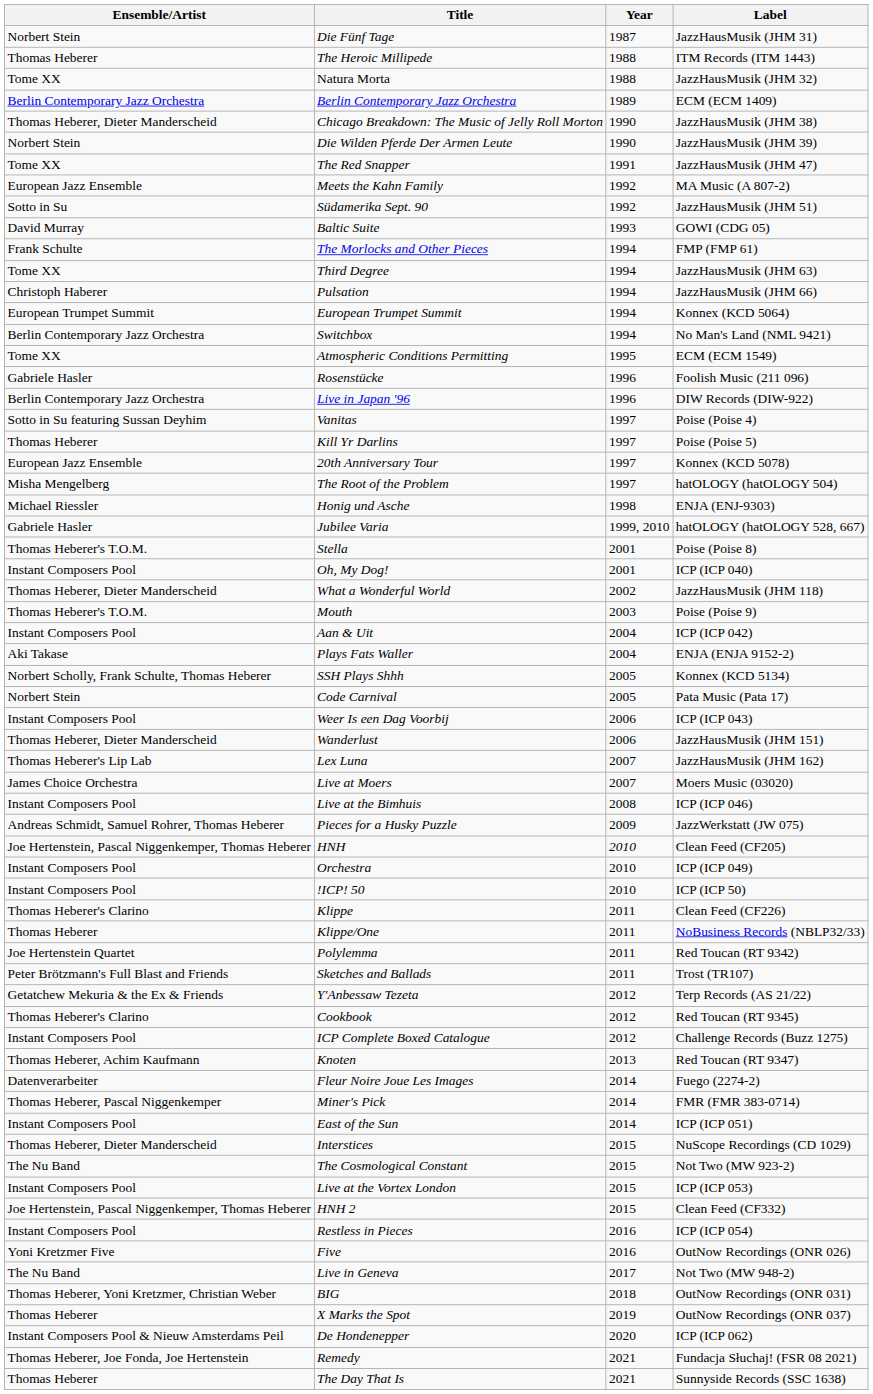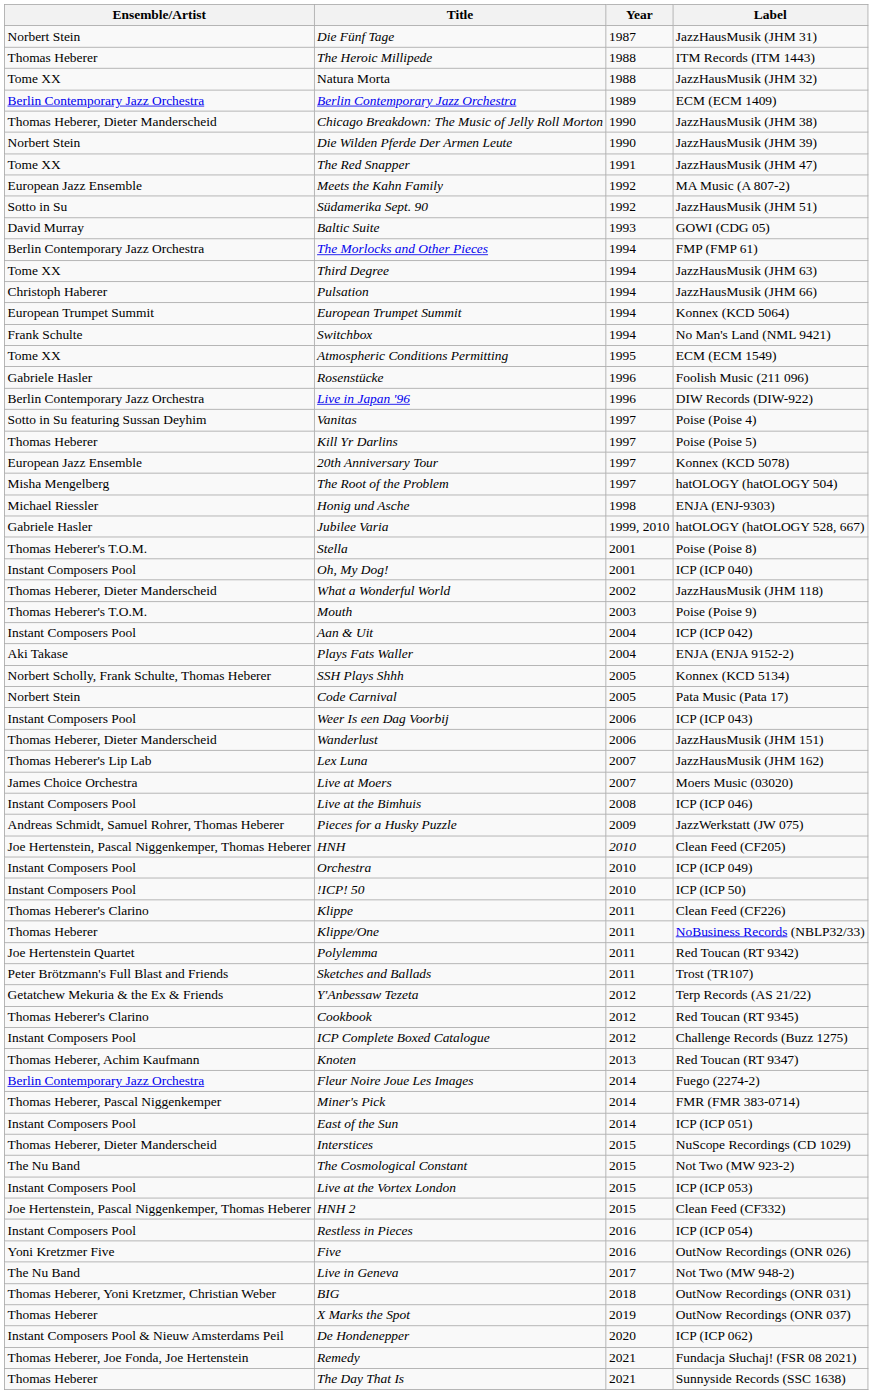(45, 249) Frank Schulte -> (106, 249) Berlin Contemporary Jazz Orchestra
(106, 334) Berlin Contemporary Jazz Orchestra -> (45, 334) Frank Schulte
(53, 1080) Datenverarbeiter -> (106, 1080) Berlin Contemporary Jazz Orchestra
